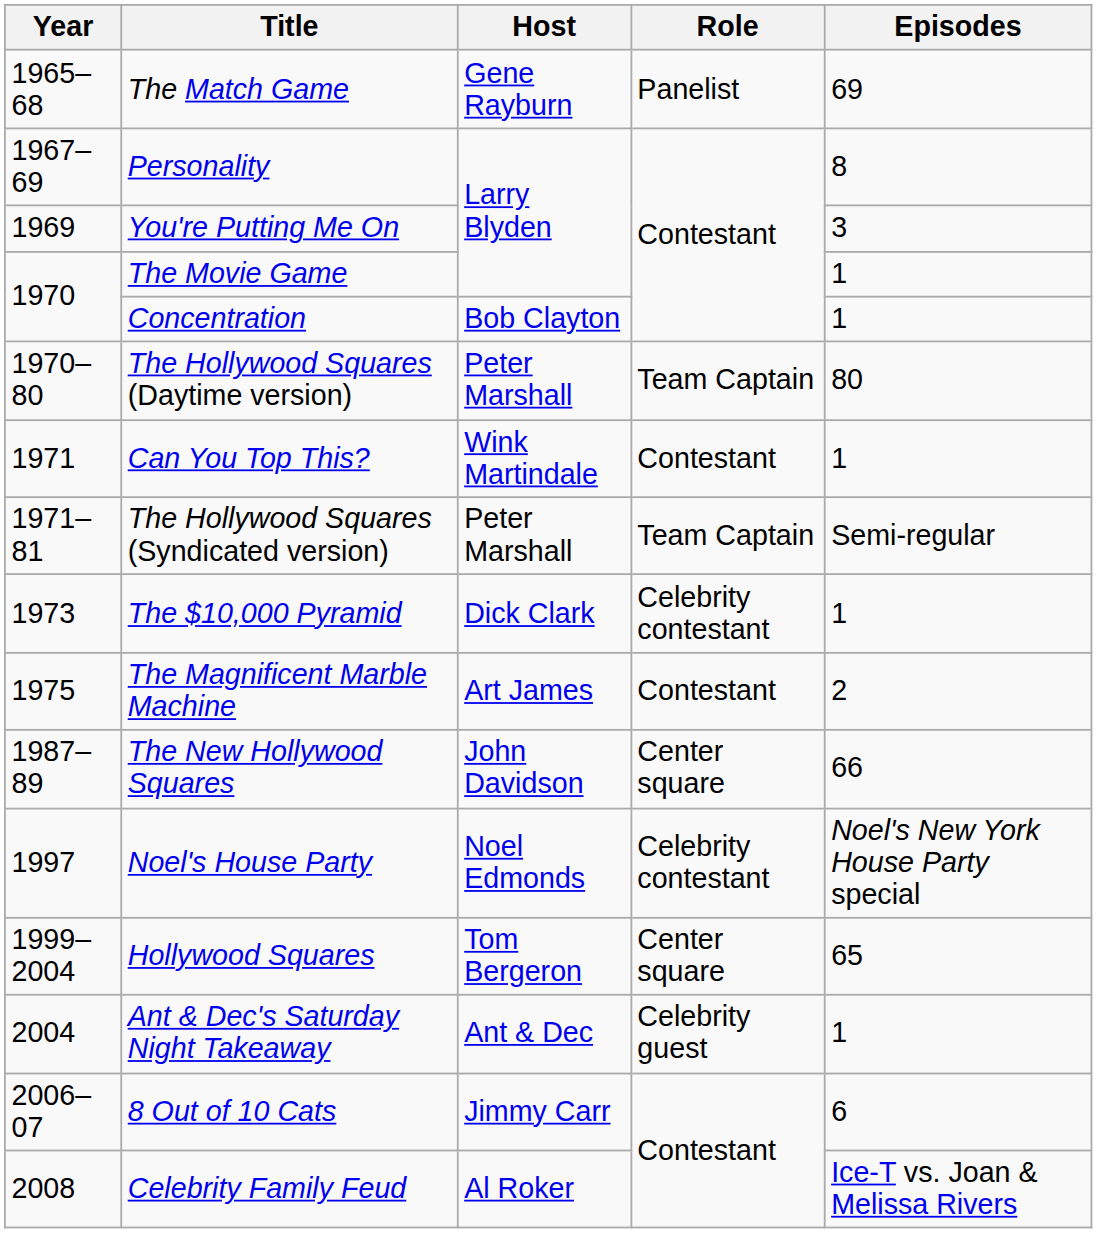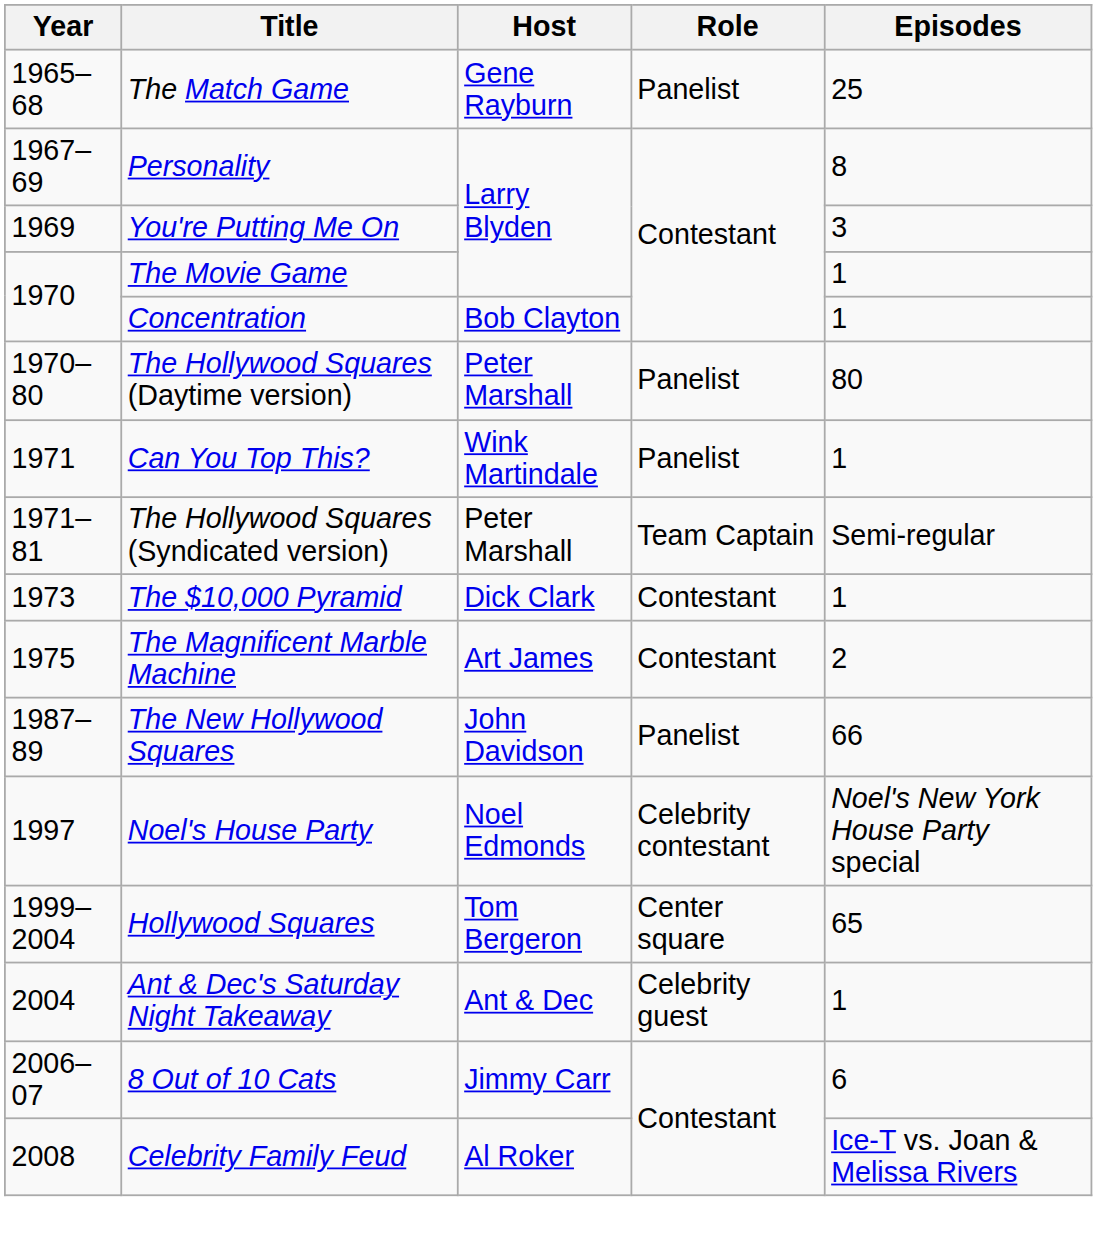(847, 88) 69 -> (847, 88) 25
(726, 380) Team Captain -> (688, 380) Panelist
(707, 457) Contestant -> (688, 457) Panelist
(703, 613) Celebrity contestant -> (707, 597) Contestant
(681, 768) Center square -> (688, 736) Panelist
